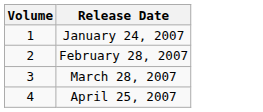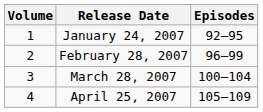+ column: (224, 15)
